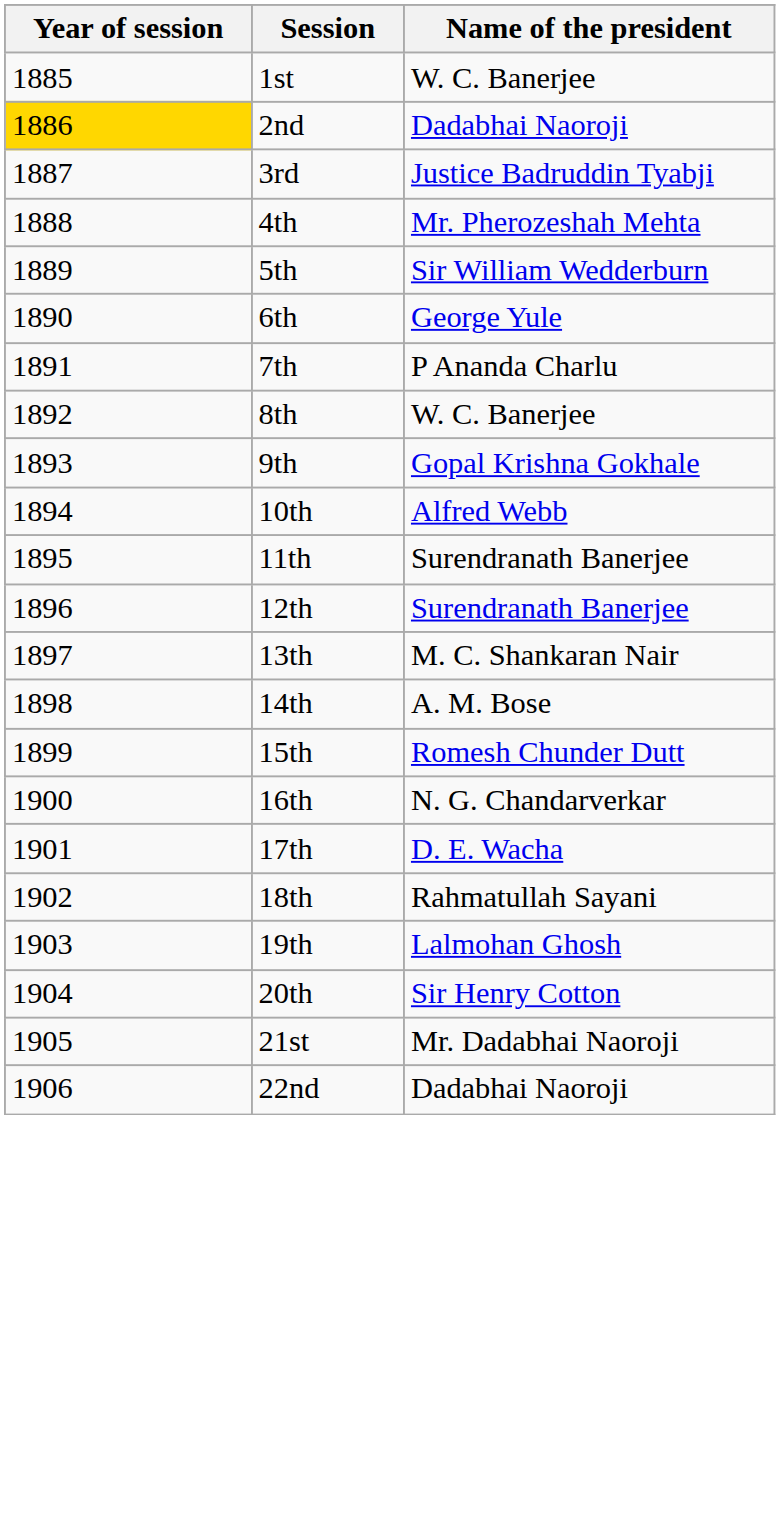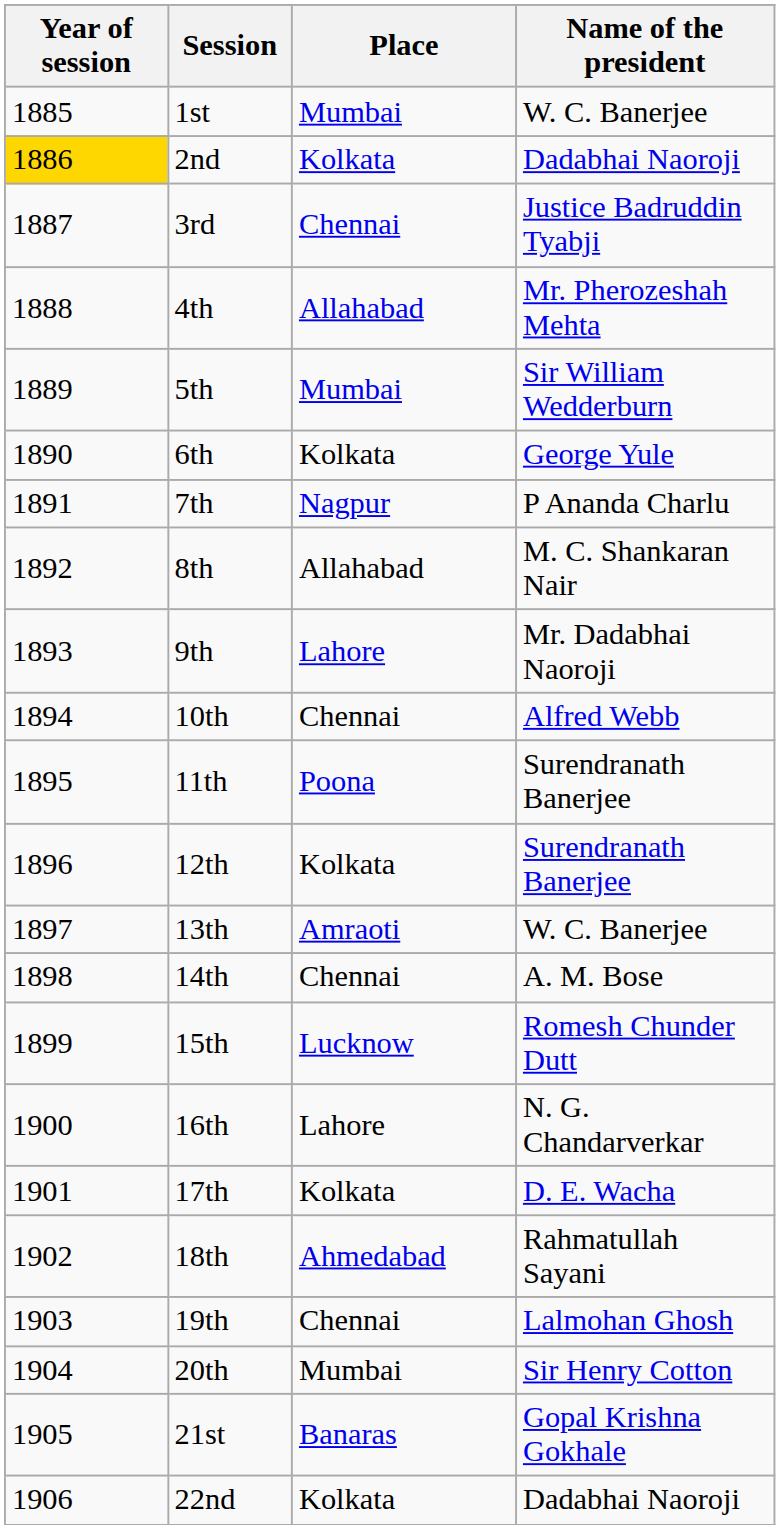+ column: (404, 45)
(503, 414) W. C. Banerjee -> (626, 568) M. C. Shankaran Nair
(555, 462) Gopal Krishna Gokhale -> (607, 650) Mr. Dadabhai Naoroji
(545, 655) M. C. Shankaran Nair -> (615, 928) W. C. Banerjee
(545, 1041) Mr. Dadabhai Naoroji -> (612, 1434) Gopal Krishna Gokhale
